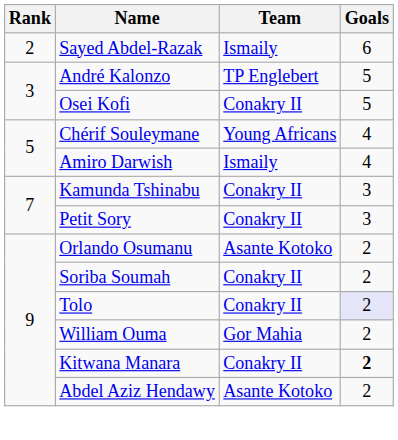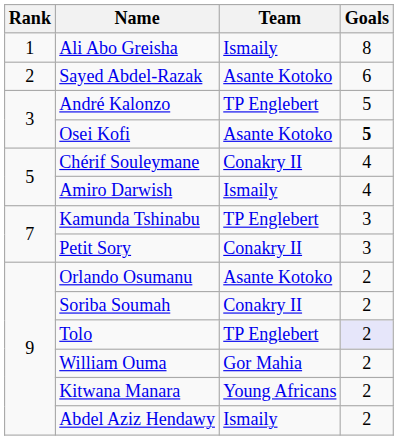+ row: (119, 47)
(250, 47) Ismaily -> (278, 76) Asante Kotoko
(263, 104) Conakry II -> (278, 133) Asante Kotoko
(367, 104) normal -> (367, 133) bold
(280, 133) Young Africans -> (263, 162) Conakry II
(263, 190) Conakry II -> (271, 219) TP Englebert
(263, 305) Conakry II -> (271, 334) TP Englebert
(263, 362) Conakry II -> (280, 391) Young Africans
(367, 362) bold -> (367, 391) normal
(278, 391) Asante Kotoko -> (250, 420) Ismaily
